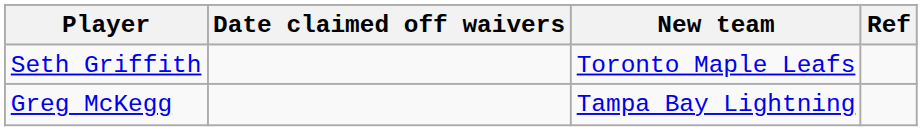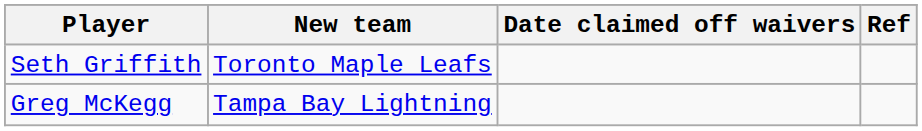columns swapped: (716, 25) <-> (389, 25)
